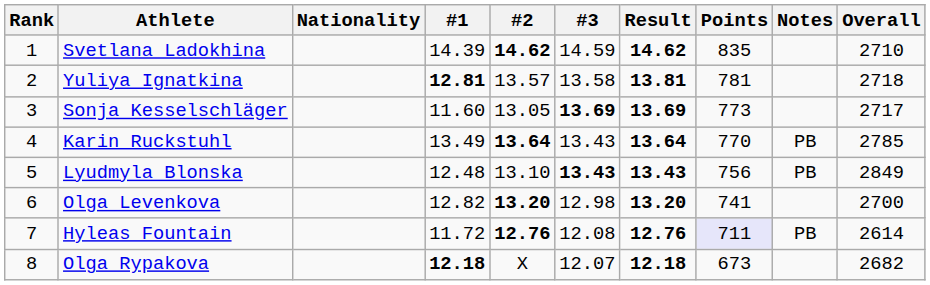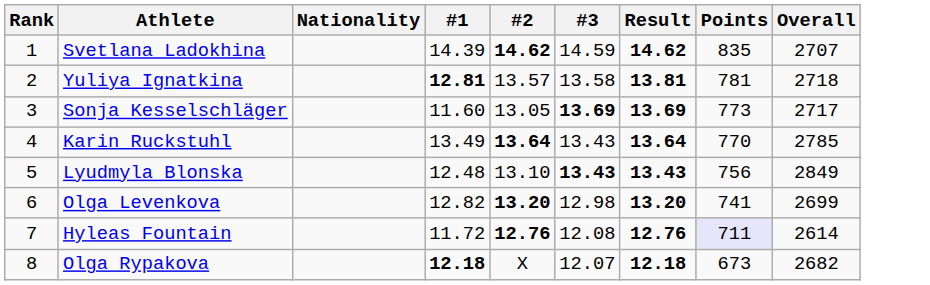- column: (805, 20)
(881, 50) 2710 -> (816, 50) 2707
(881, 203) 2700 -> (816, 203) 2699
